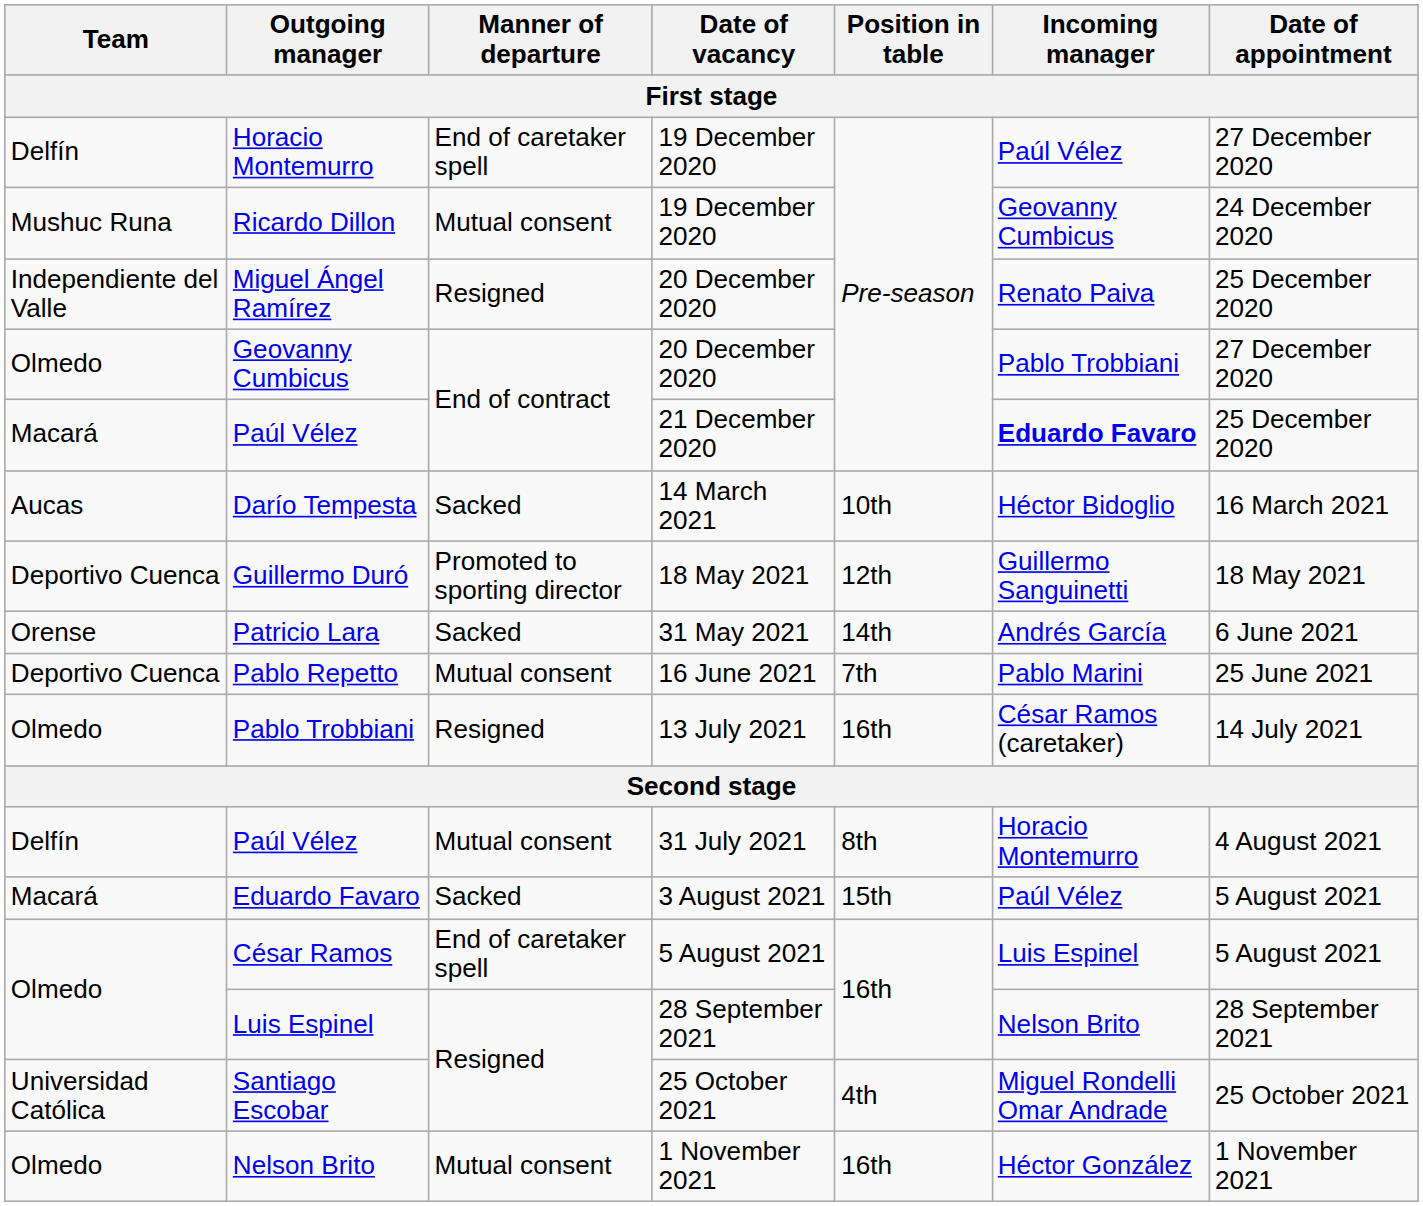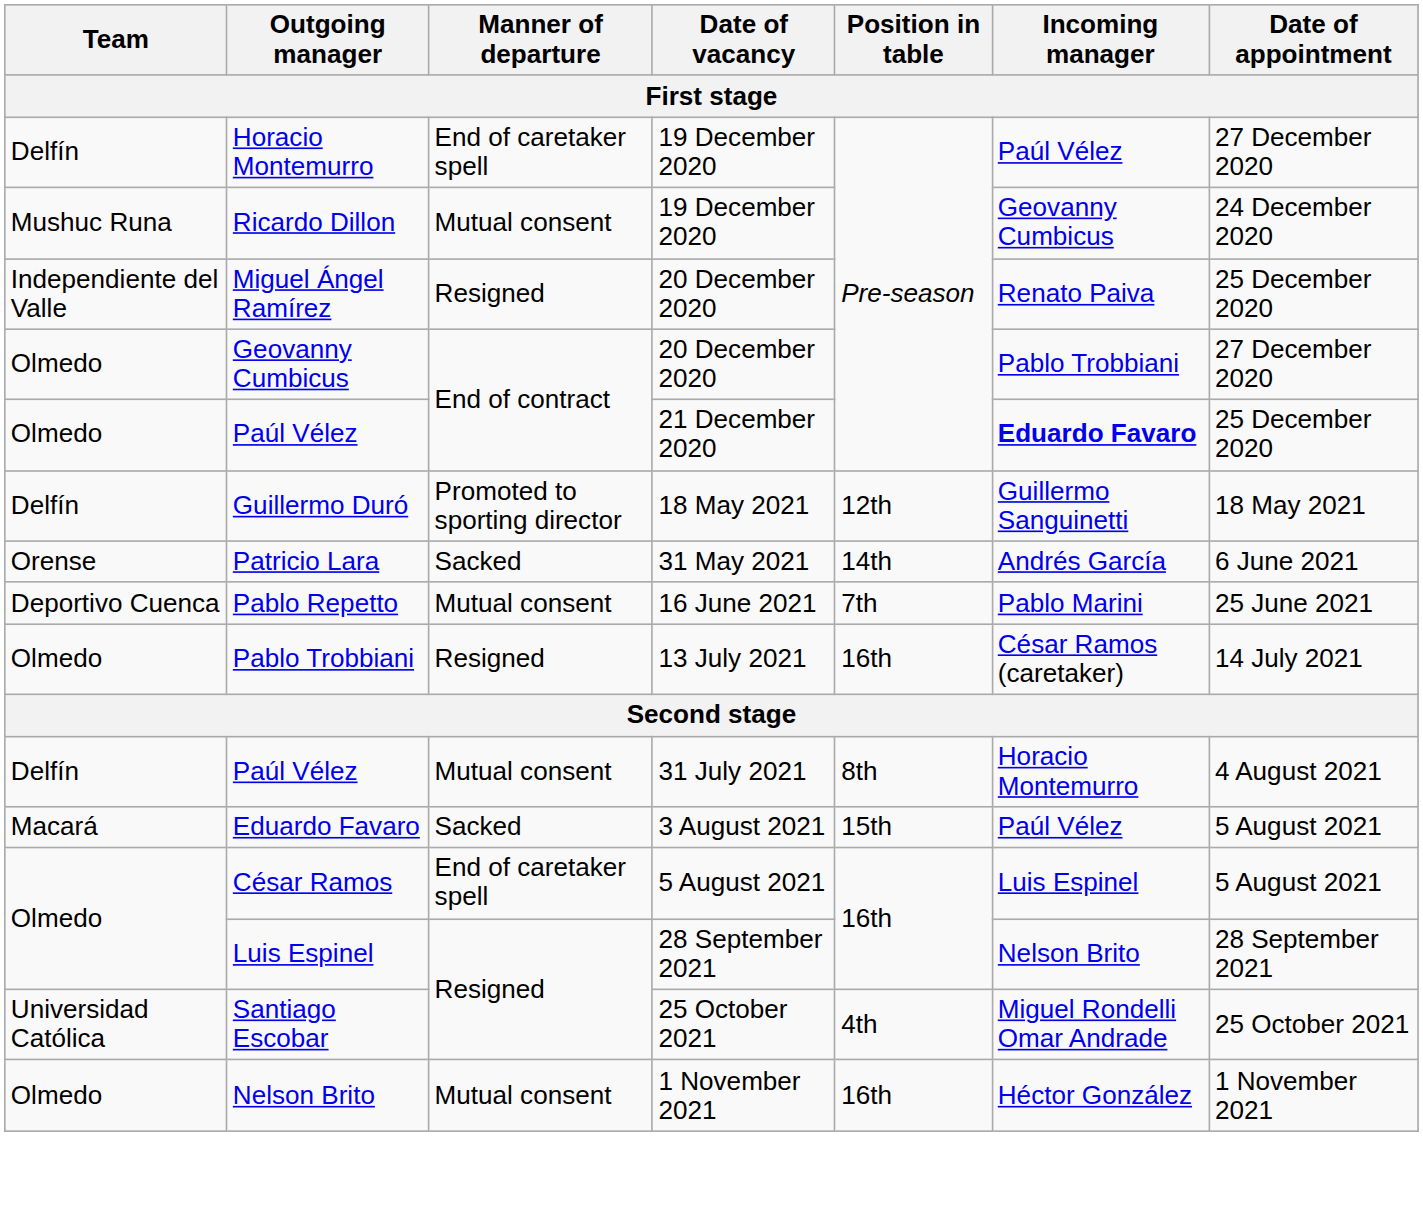(54, 434) Macará -> (56, 434) Olmedo
- row: (325, 505)
(115, 576) Deportivo Cuenca -> (45, 505) Delfín
